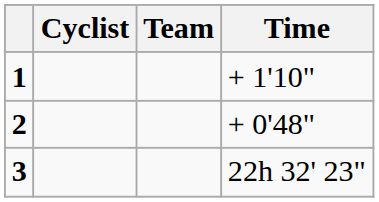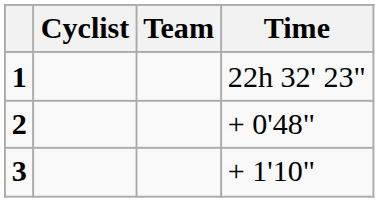(271, 76) + 1'10" -> (297, 76) 22h 32' 23"
(297, 171) 22h 32' 23" -> (271, 171) + 1'10"
